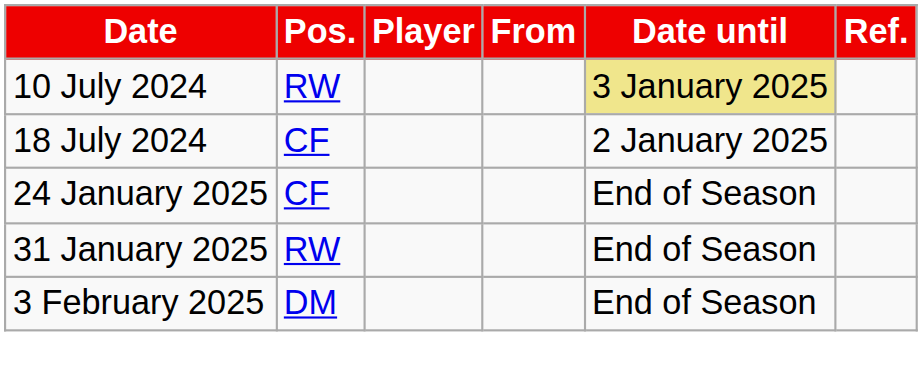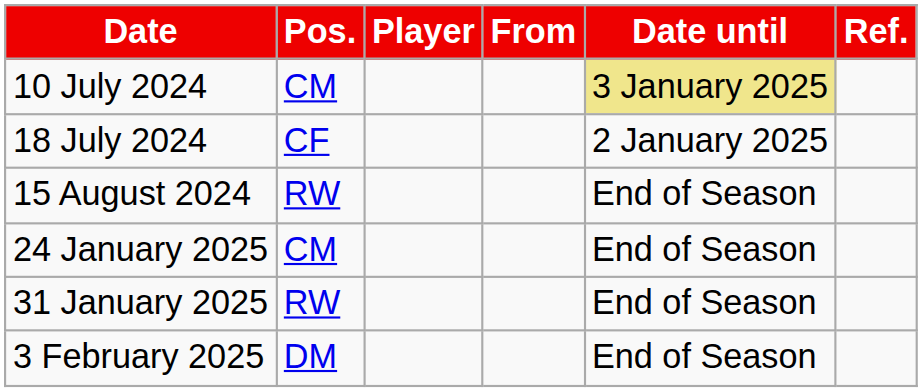(312, 85) RW -> (310, 85) CM
+ row: (132, 194)
(307, 194) CF -> (310, 248) CM
